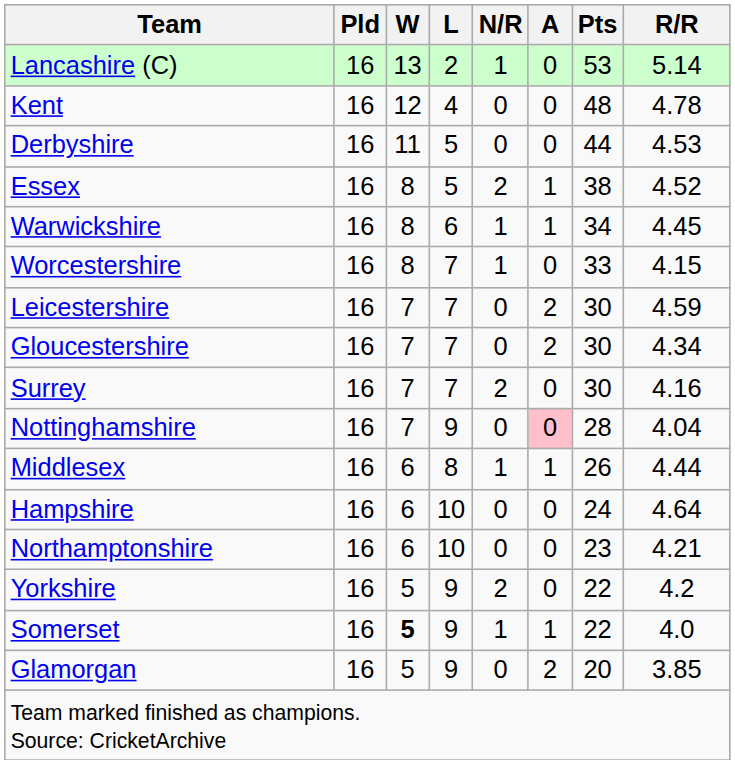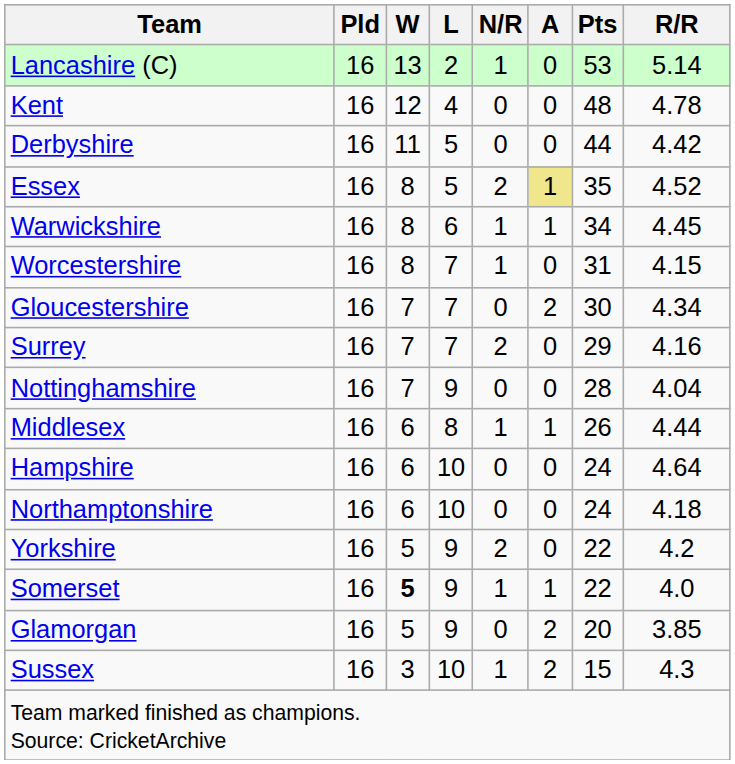(677, 145) 4.53 -> (677, 145) 4.42
(550, 186) no background -> (550, 186) khaki background
(598, 186) 38 -> (598, 186) 35
(598, 266) 33 -> (598, 266) 31
- row: (90, 307)
(598, 387) 30 -> (598, 347) 29
(550, 428) pink background -> (550, 387) no background
(598, 549) 23 -> (598, 508) 24
(677, 549) 4.21 -> (677, 508) 4.18
+ row: (52, 670)
